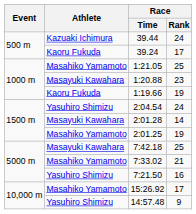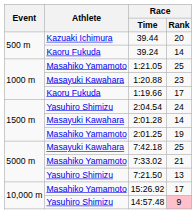(179, 39) 24 -> (179, 39) 20
(179, 52) 17 -> (179, 52) 14
(179, 93) 19 -> (179, 93) 17
(179, 175) 16 -> (179, 175) 13
(179, 203) no background -> (179, 203) pink background
